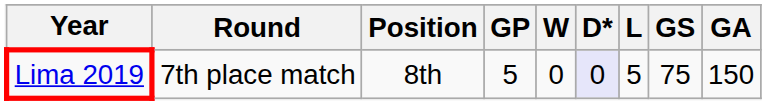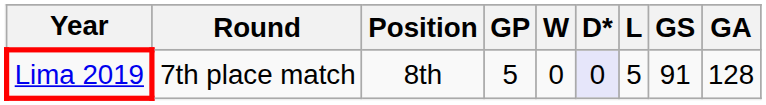(675, 73) 75 -> (675, 73) 91
(731, 73) 150 -> (731, 73) 128
